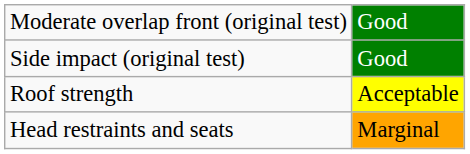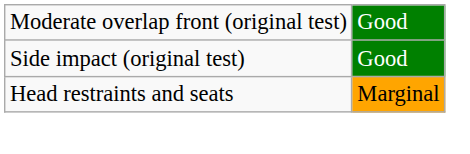- row: (72, 93)
